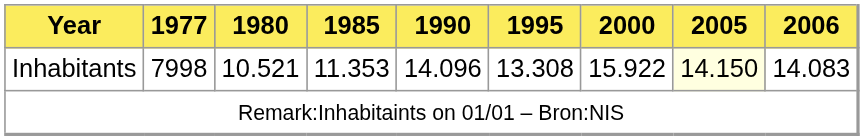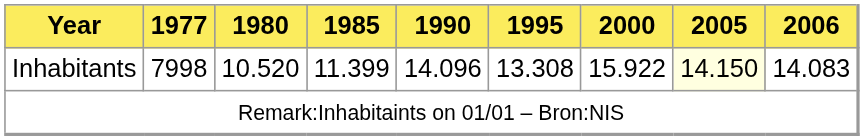(261, 68) 10.521 -> (261, 68) 10.520
(352, 68) 11.353 -> (352, 68) 11.399
